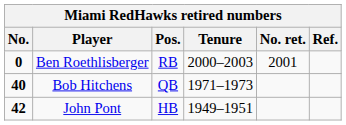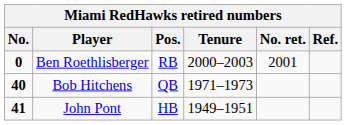(19, 108) 42 -> (19, 108) 41
